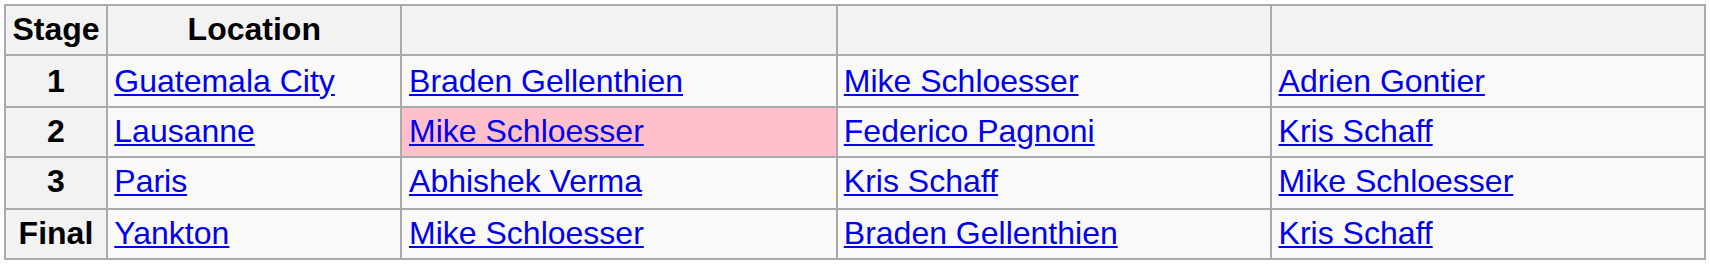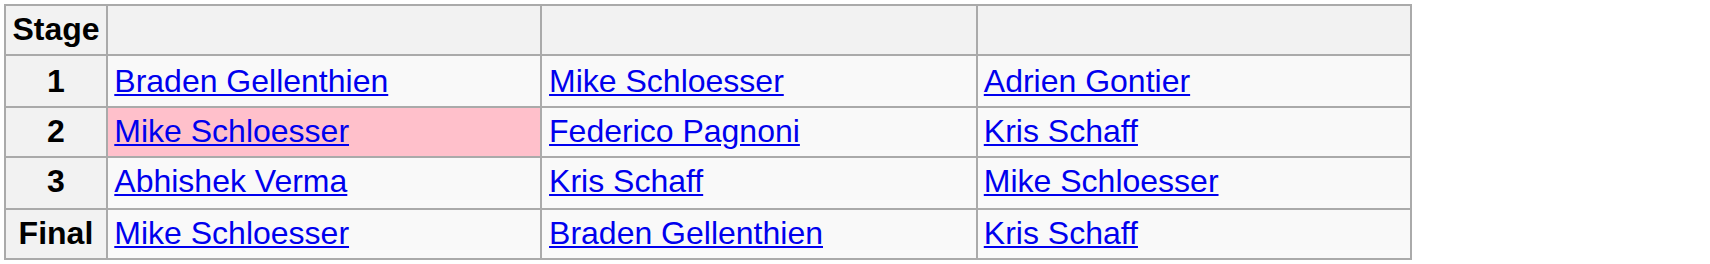- column: (254, 29)
